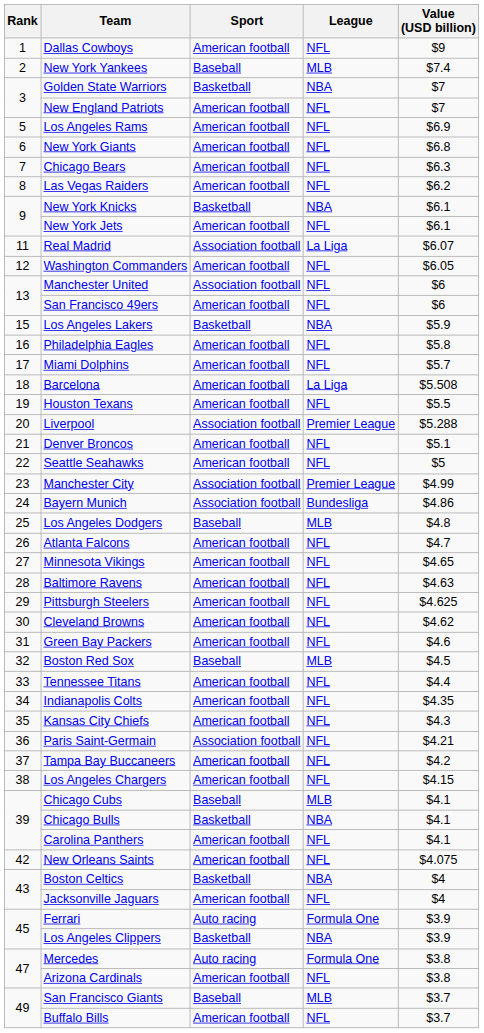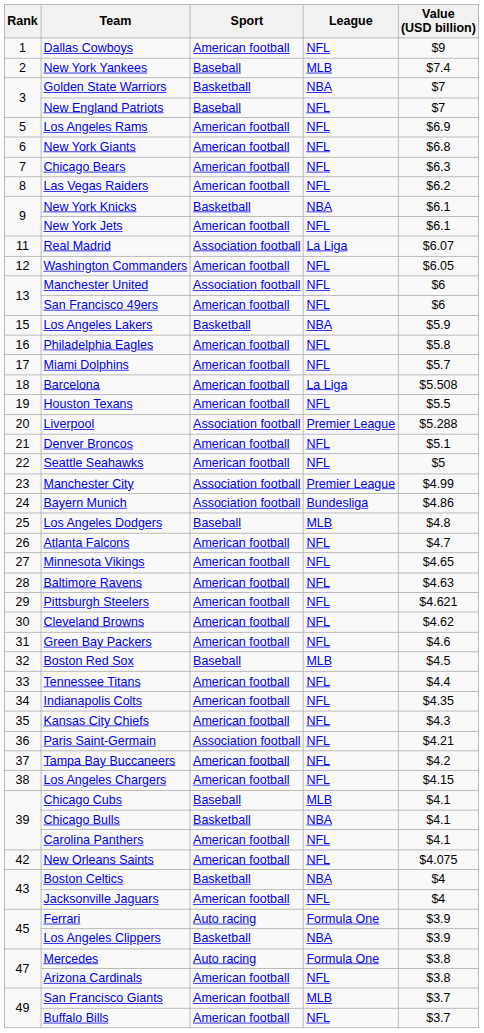(241, 107) American football -> (217, 107) Baseball
(438, 602) $4.625 -> (438, 602) $4.621
(217, 998) Baseball -> (241, 998) American football
